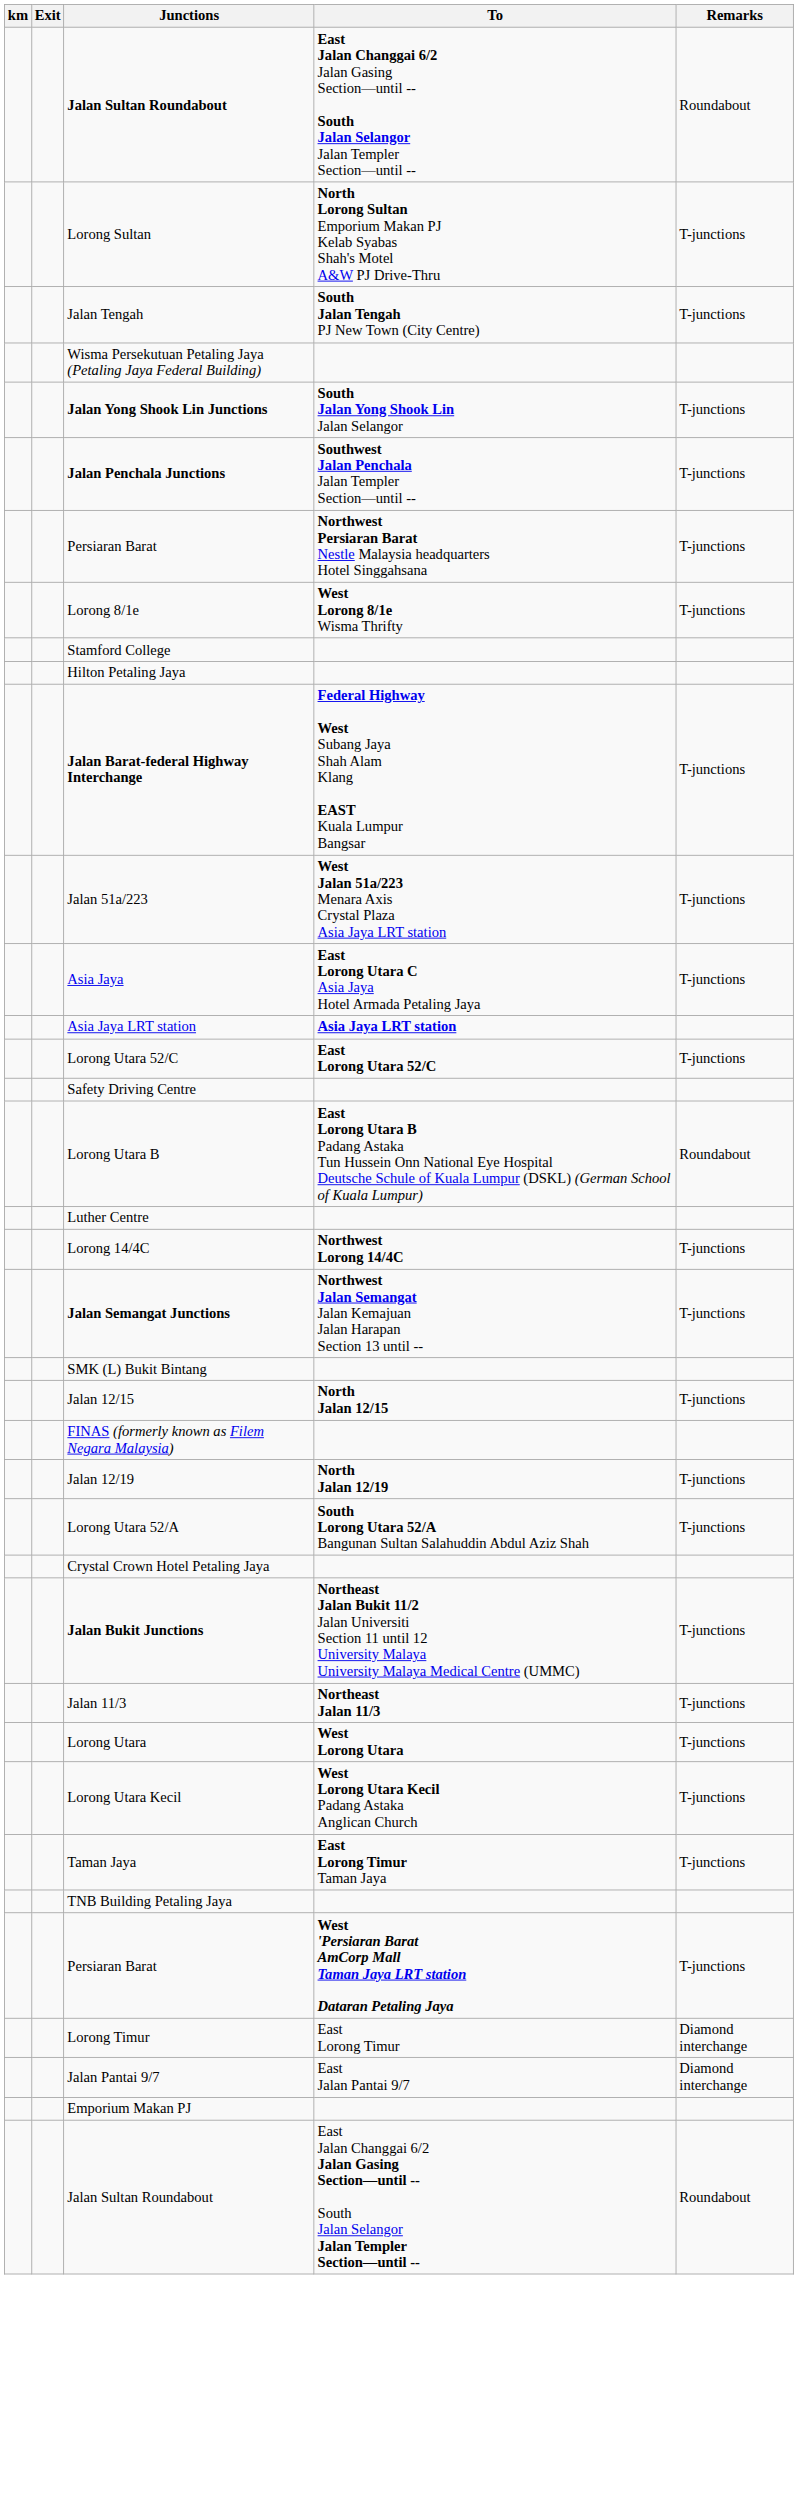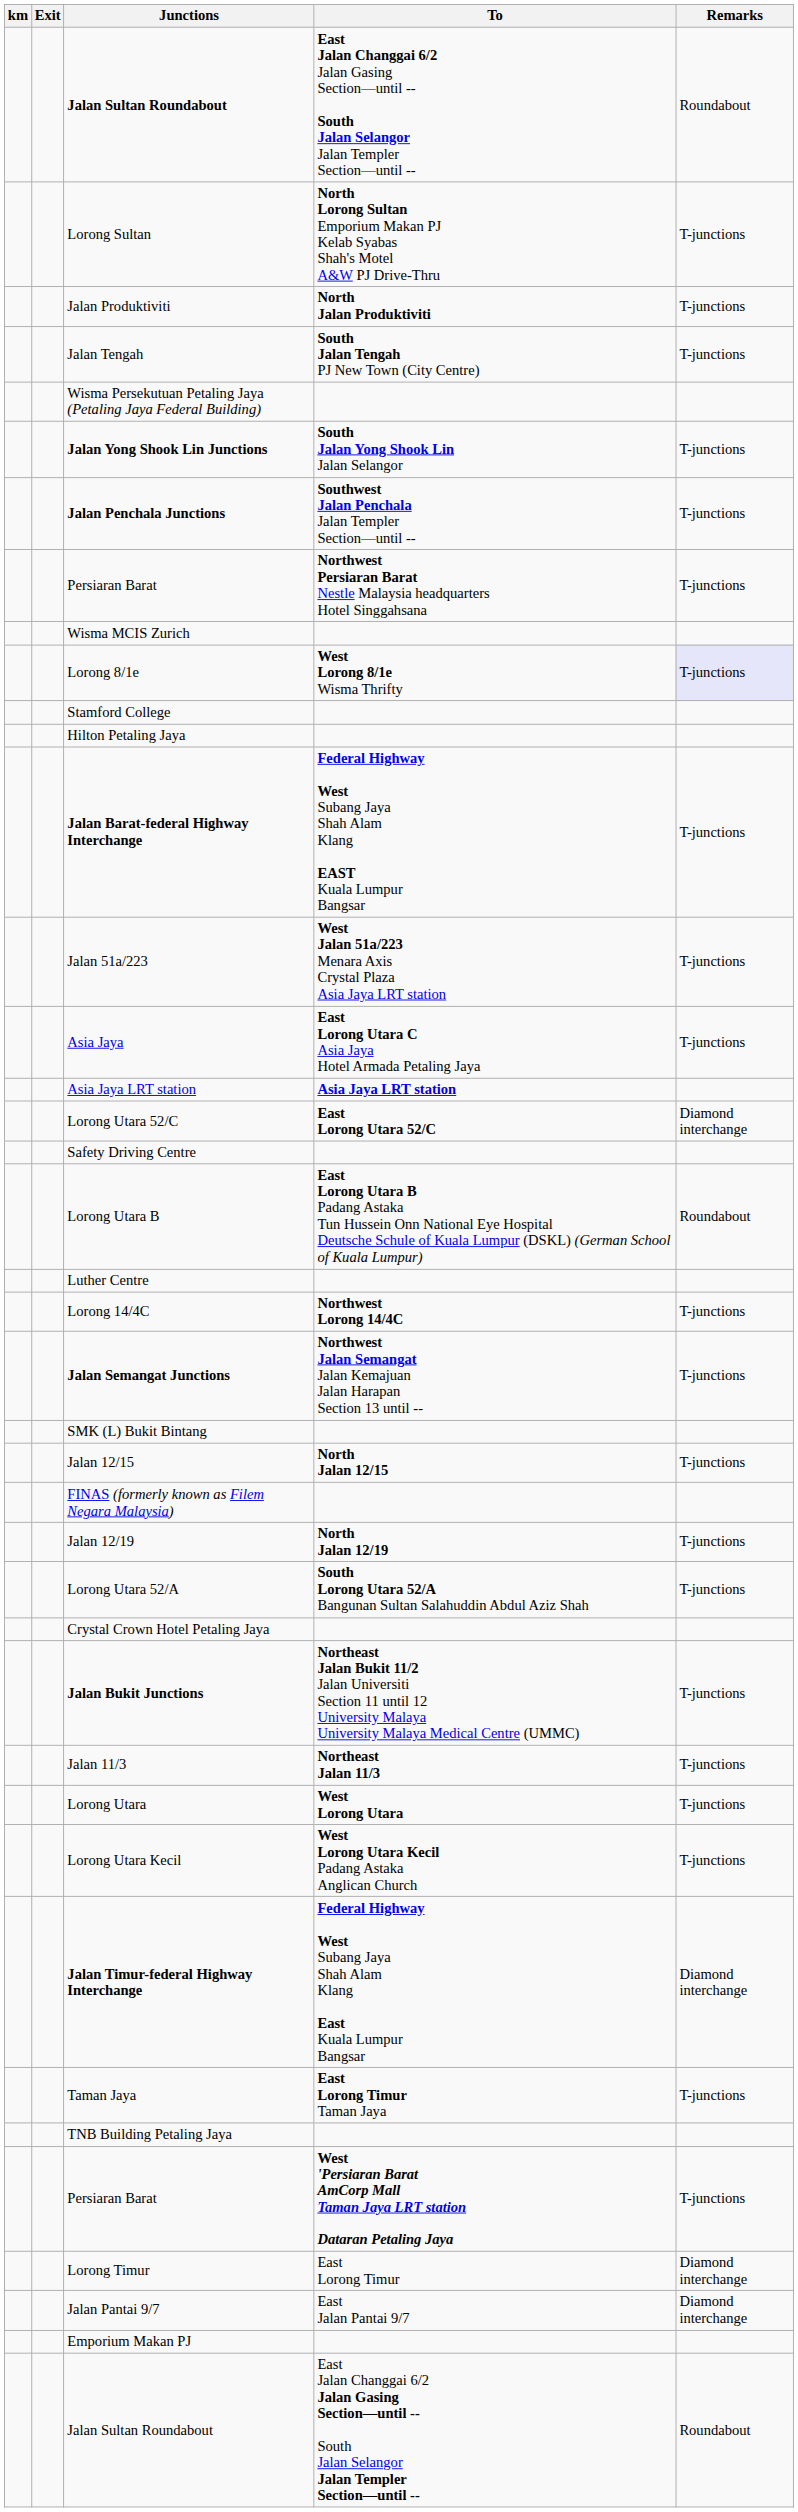+ row: (119, 306)
+ row: (129, 633)
(712, 610) no background -> (712, 672) lavender background
(712, 1058) T-junctions -> (713, 1121) Diamond interchange
+ row: (160, 1981)
